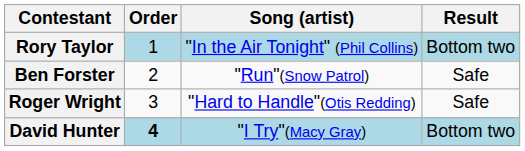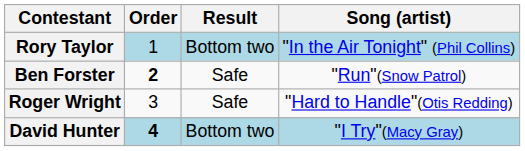columns swapped: (302, 18) <-> (471, 18)
(153, 74) normal -> (153, 74) bold
